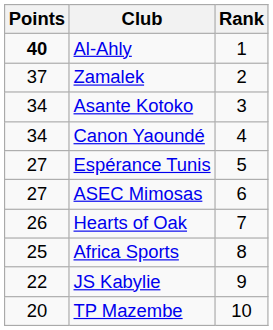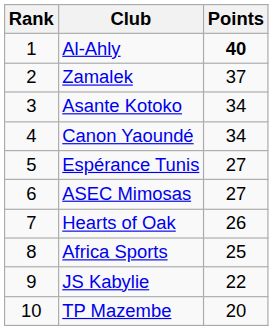columns swapped: (242, 19) <-> (37, 19)
